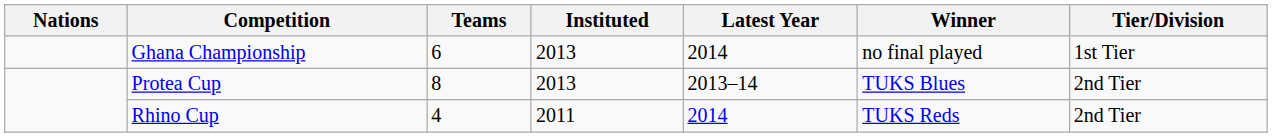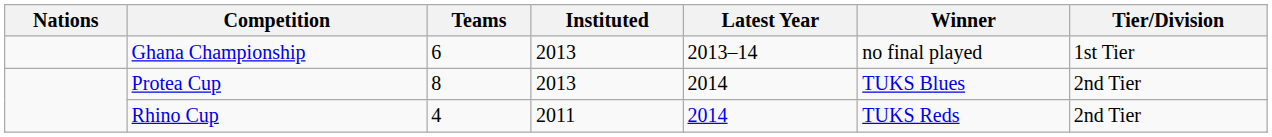(708, 52) 2014 -> (723, 52) 2013–14
(723, 83) 2013–14 -> (708, 83) 2014
